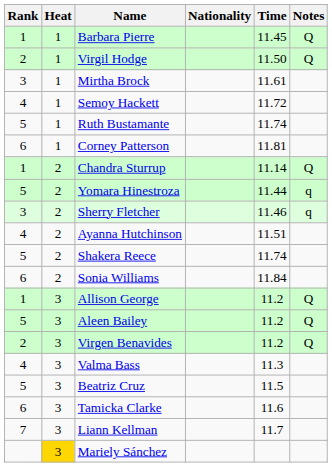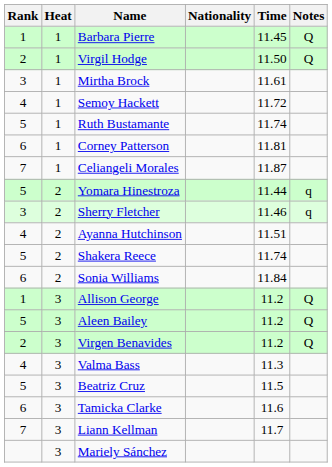+ row: (128, 168)
- row: (122, 168)
(58, 451) gold background -> (58, 451) no background
